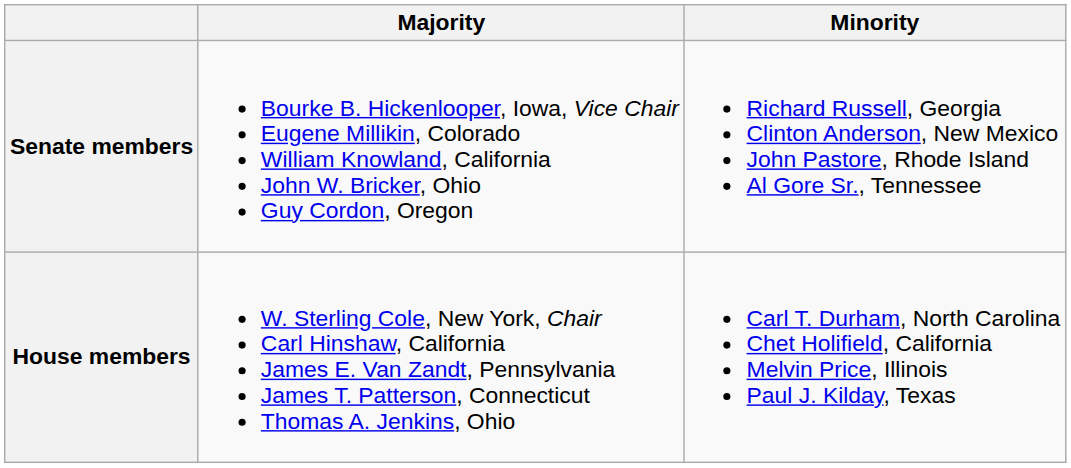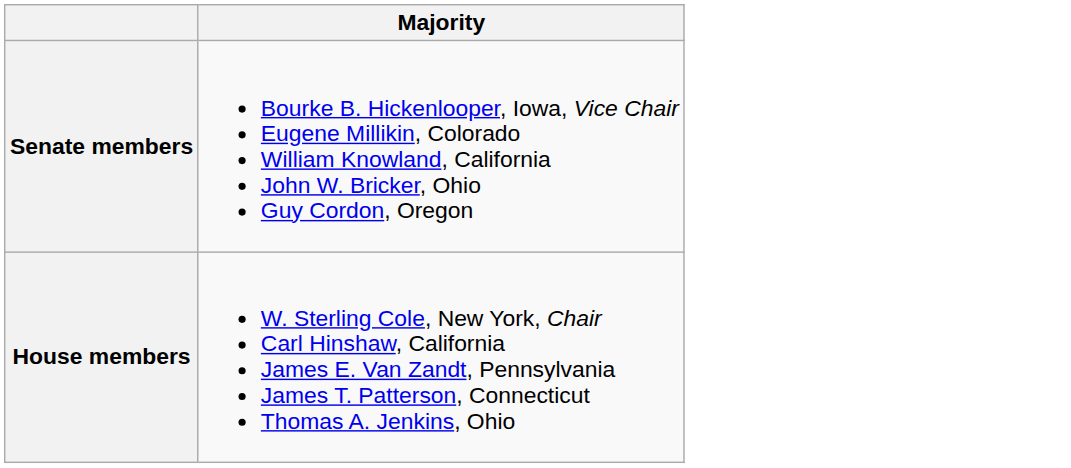- column: (875, 22)
